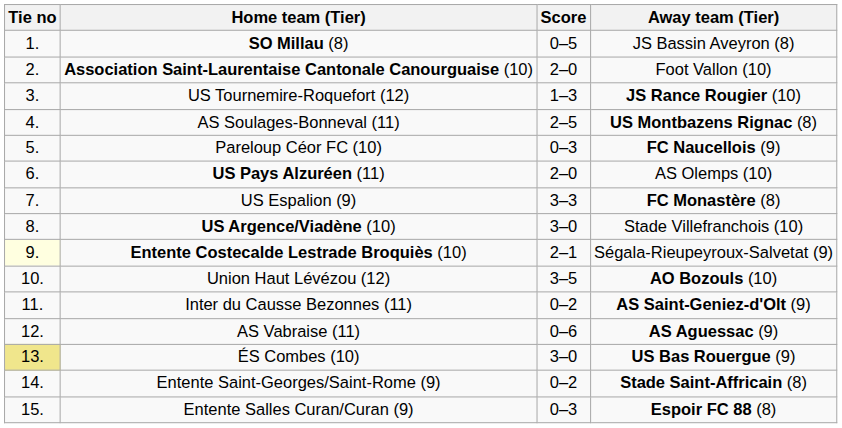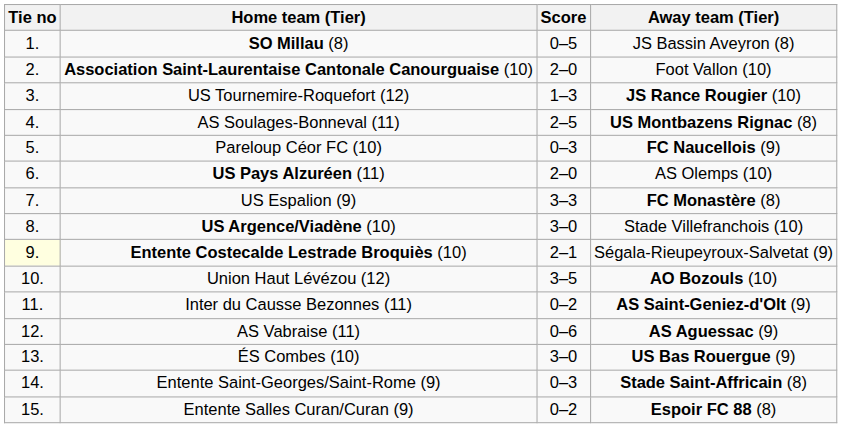(32, 357) khaki background -> (32, 357) no background
(564, 383) 0–2 -> (564, 383) 0–3
(564, 409) 0–3 -> (564, 409) 0–2
